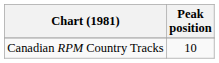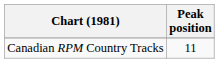(191, 48) 10 -> (191, 48) 11
